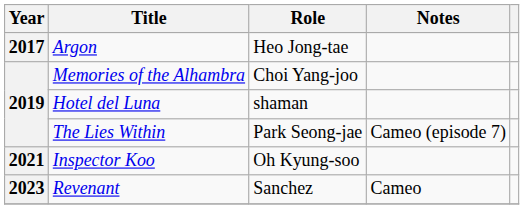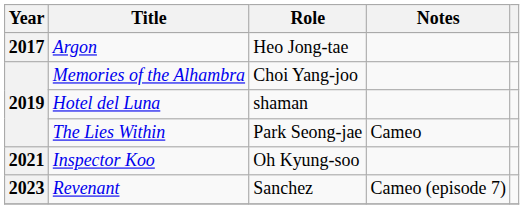(438, 132) Cameo (episode 7) -> (396, 132) Cameo
(396, 189) Cameo -> (438, 189) Cameo (episode 7)
